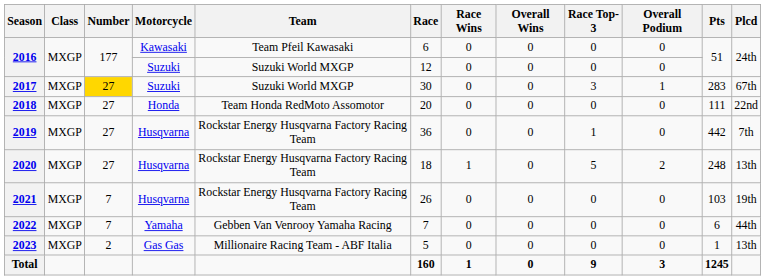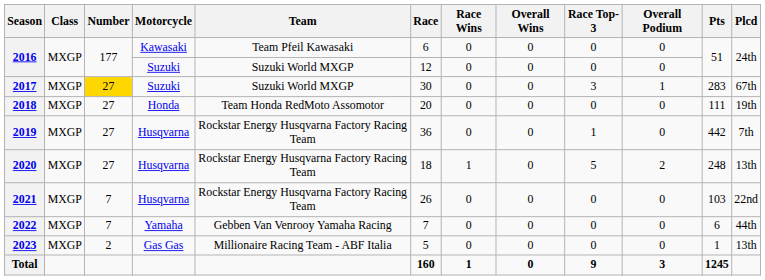(746, 105) 22nd -> (746, 105) 19th
(746, 199) 19th -> (746, 199) 22nd
